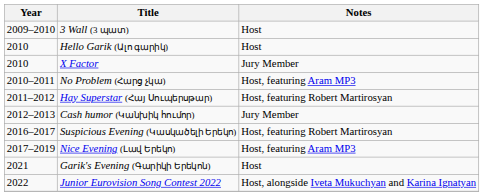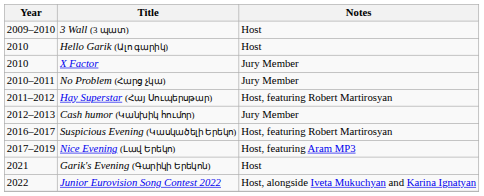(298, 81) Host, featuring Aram MP3 -> (270, 81) Jury Member
